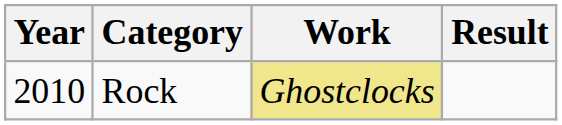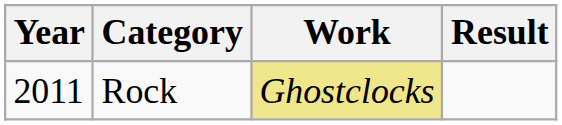(49, 89) 2010 -> (49, 89) 2011
